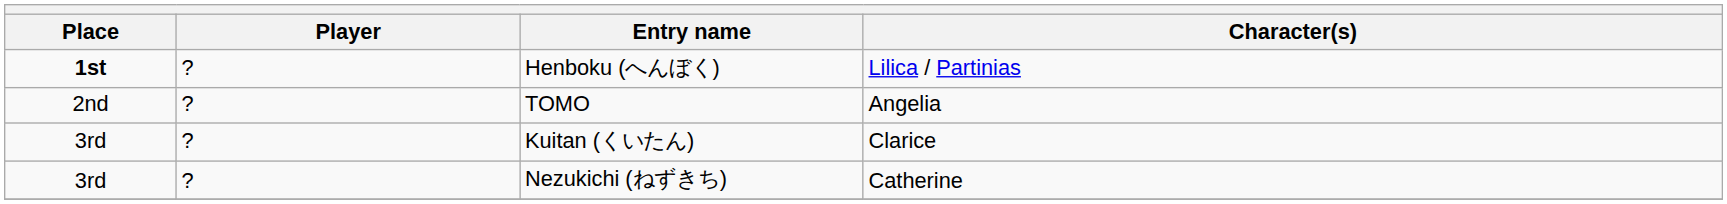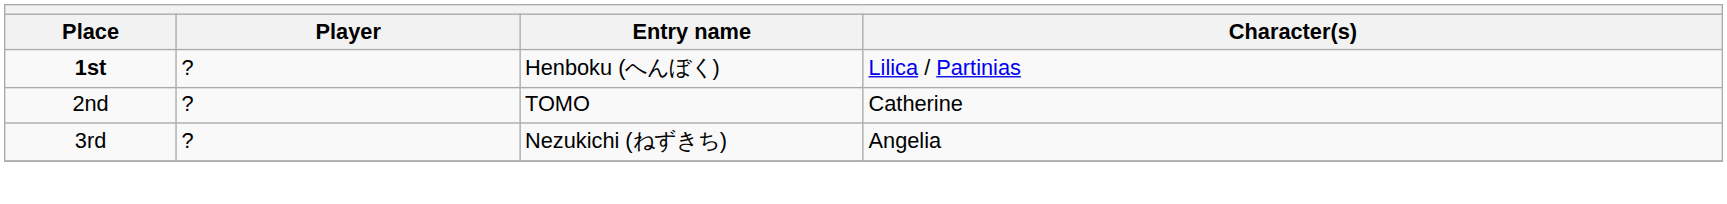(905, 104) Angelia -> (916, 104) Catherine
- row: (610, 140)
(916, 180) Catherine -> (905, 141) Angelia
